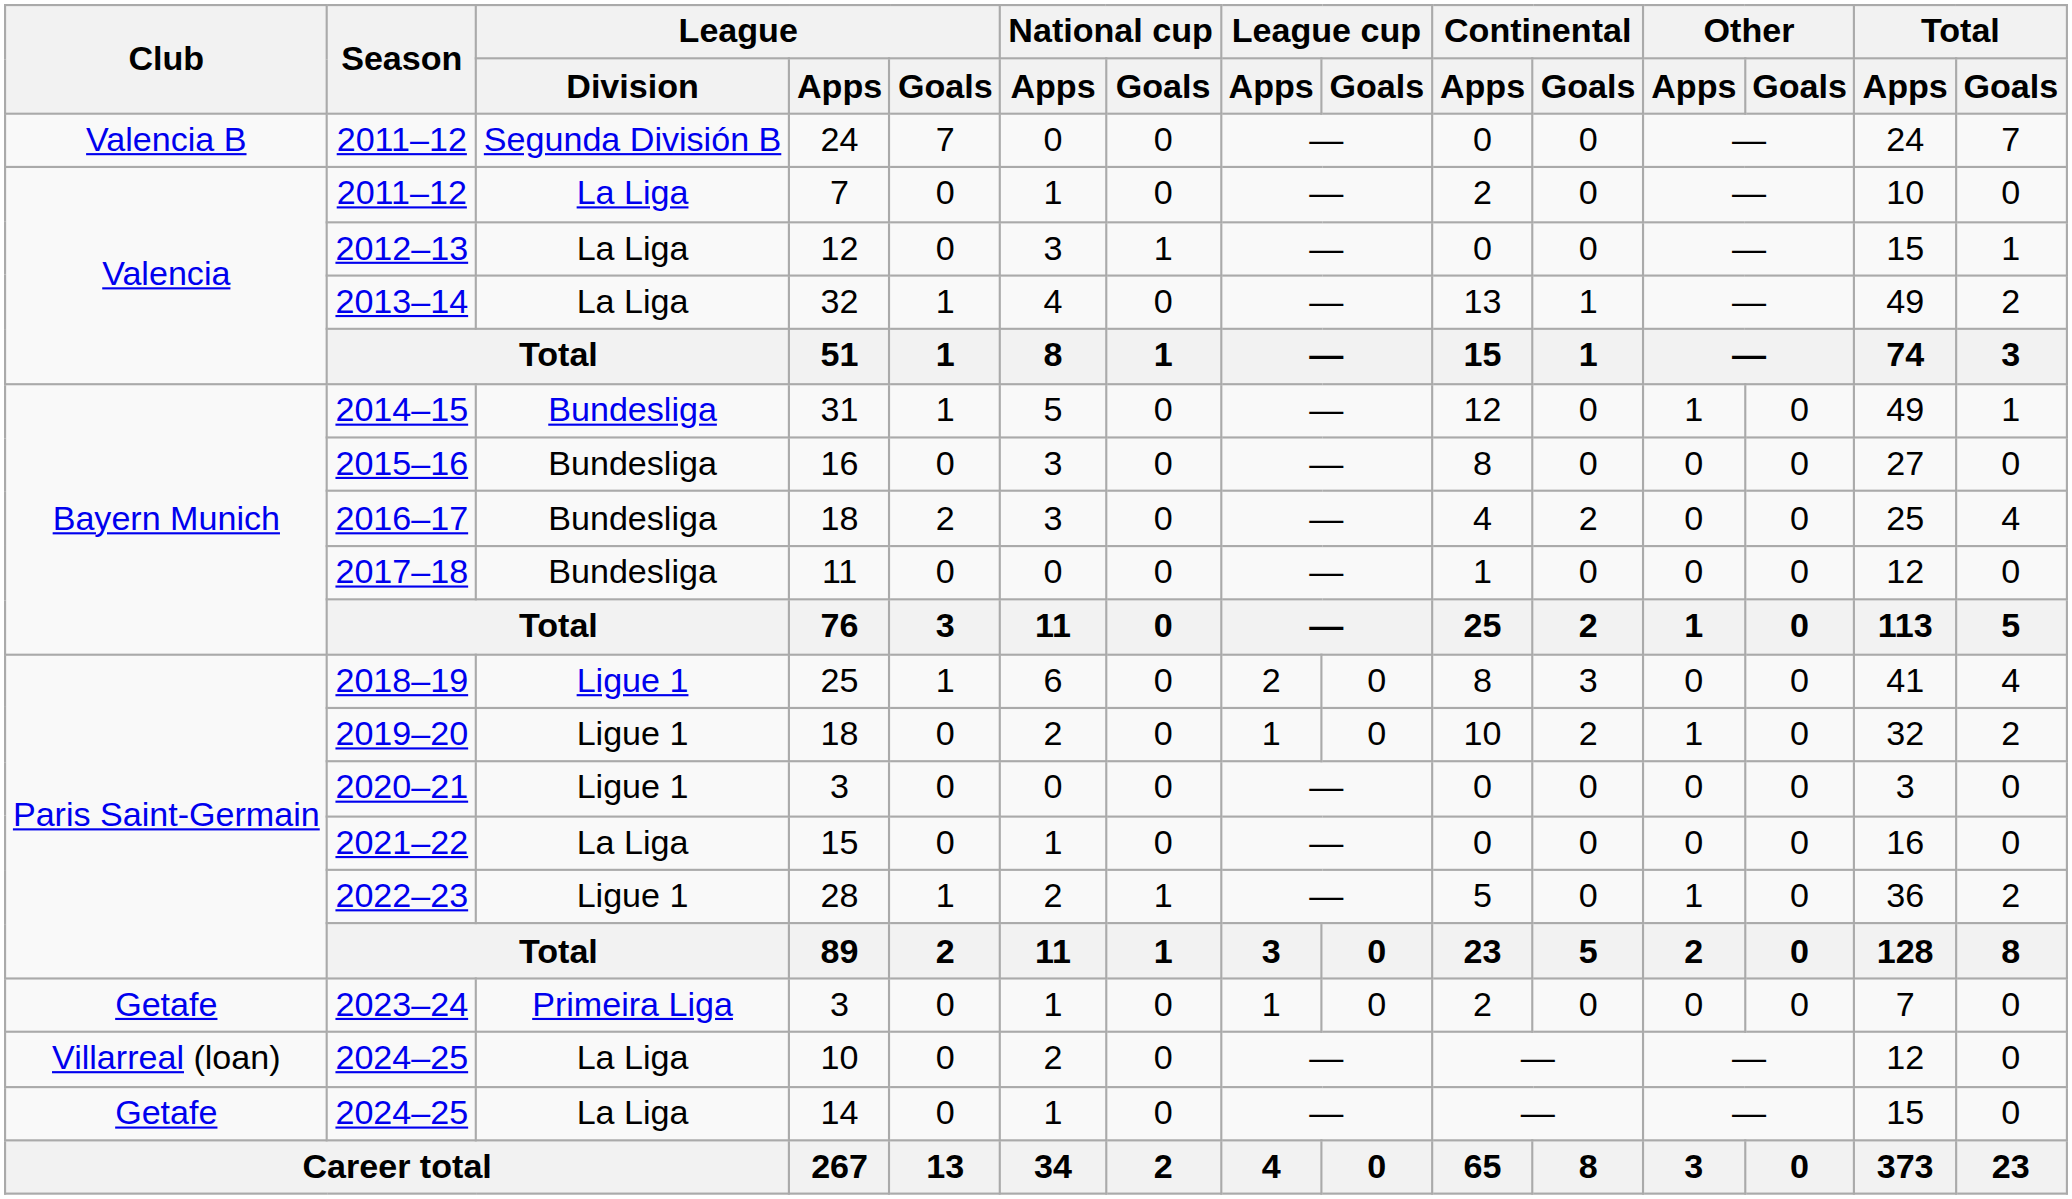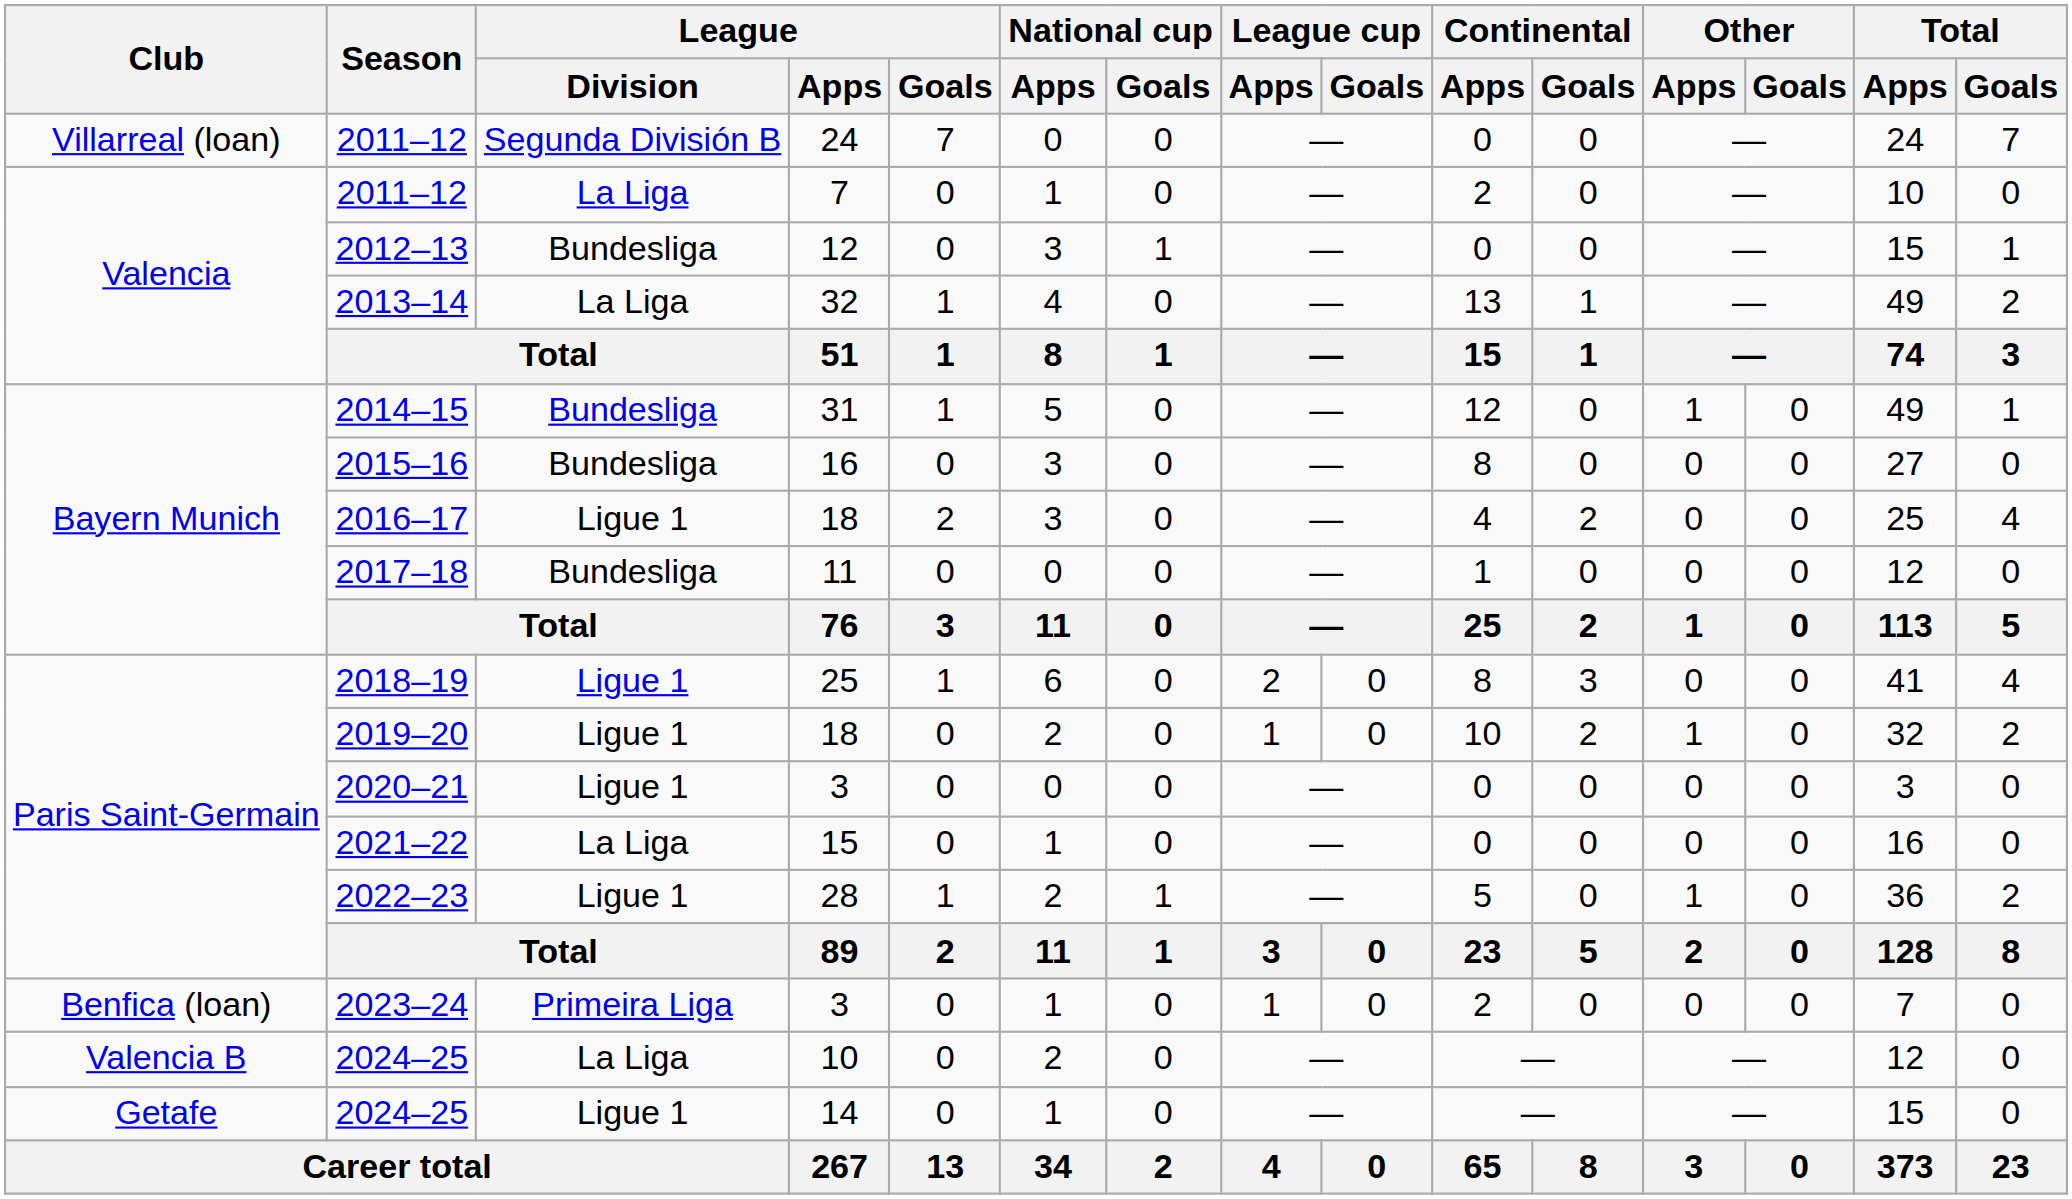(166, 139) Valencia B -> (166, 139) Villarreal (loan)
(633, 247) La Liga -> (633, 247) Bundesliga
(633, 517) Bundesliga -> (633, 517) Ligue 1
(166, 1004) Getafe -> (166, 1004) Benfica (loan)
(166, 1058) Villarreal (loan) -> (166, 1058) Valencia B
(633, 1112) La Liga -> (633, 1112) Ligue 1
